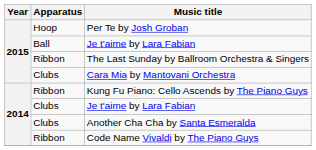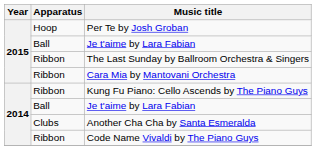(46, 75) Clubs -> (49, 75) Ribbon
(46, 106) Clubs -> (42, 106) Ball
